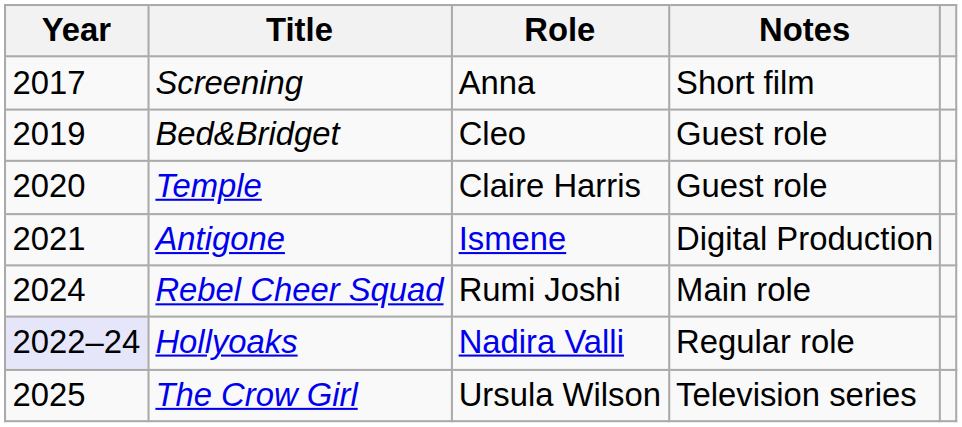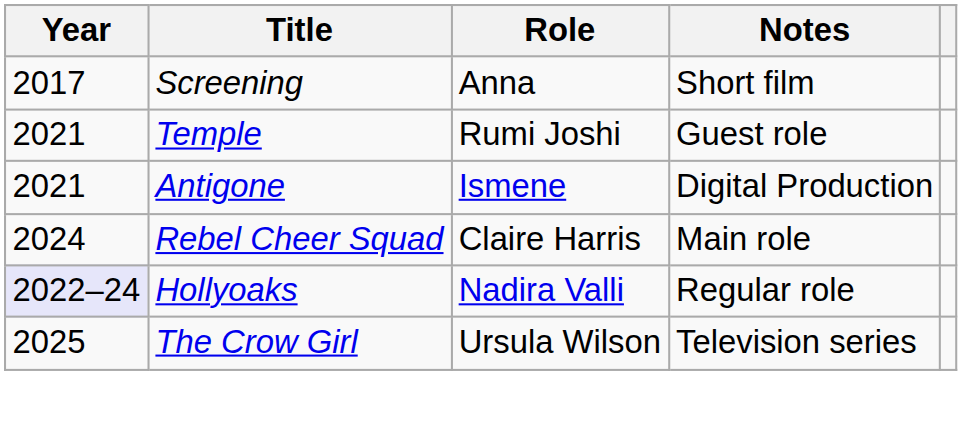- row: (248, 134)
(49, 186) 2020 -> (49, 134) 2021
(550, 186) Claire Harris -> (540, 134) Rumi Joshi
(540, 290) Rumi Joshi -> (550, 238) Claire Harris
